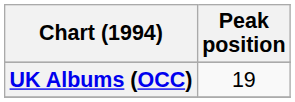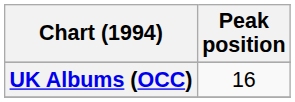(244, 79) 19 -> (244, 79) 16
